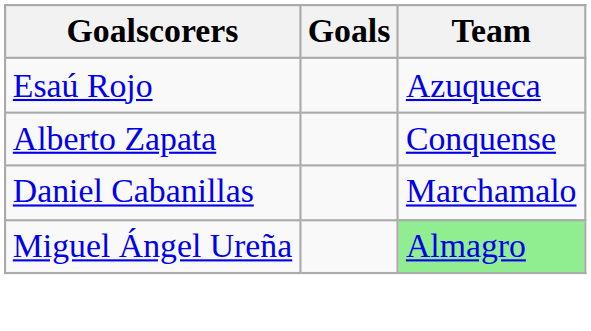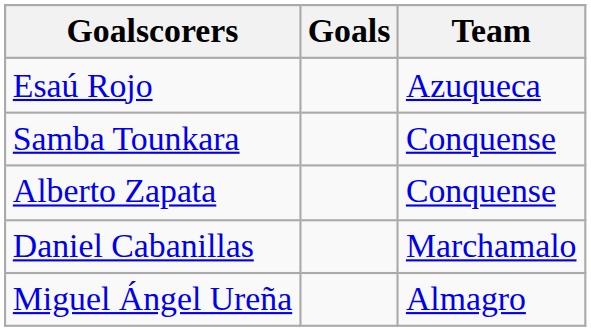+ row: (126, 138)
(466, 245) lightgreen background -> (466, 298) no background
